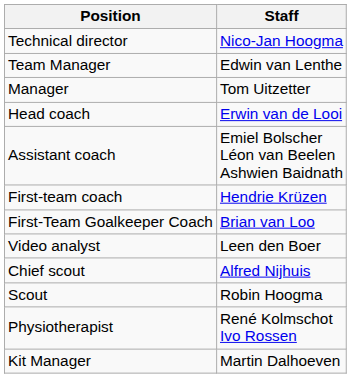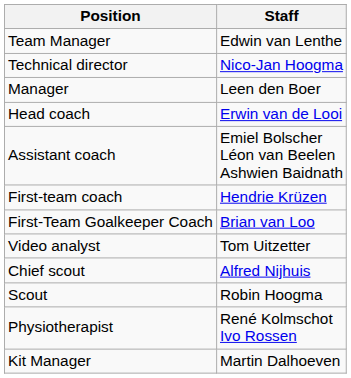rows swapped: (68, 41) <-> (59, 65)
(265, 89) Tom Uitzetter -> (270, 89) Leen den Boer
(270, 246) Leen den Boer -> (265, 246) Tom Uitzetter
